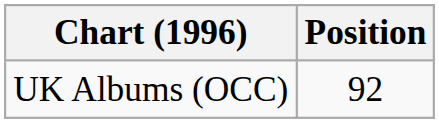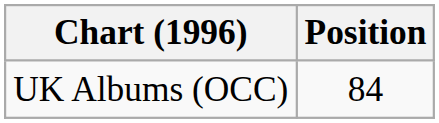(366, 88) 92 -> (366, 88) 84
